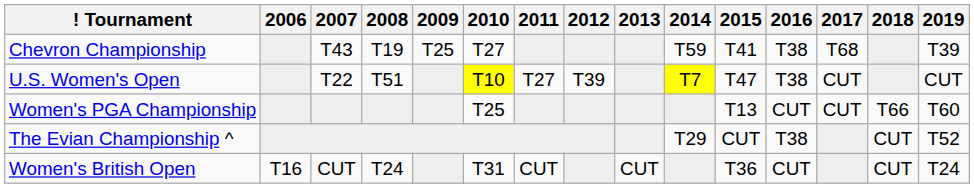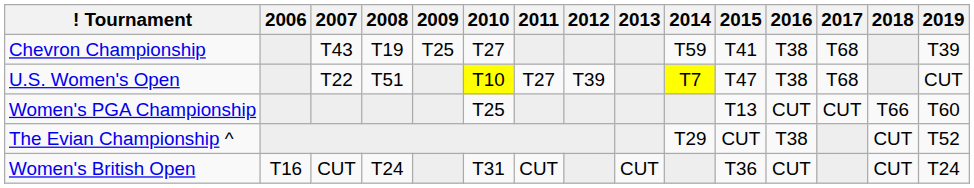(842, 79) CUT -> (842, 79) T68
